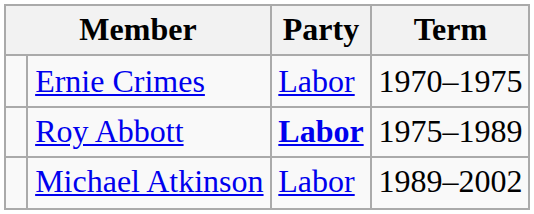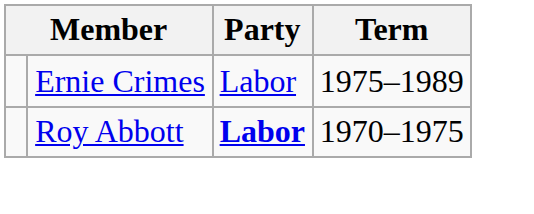(450, 80) 1970–1975 -> (392, 80) 1975–1989
(450, 131) 1975–1989 -> (392, 131) 1970–1975
- row: (149, 182)
